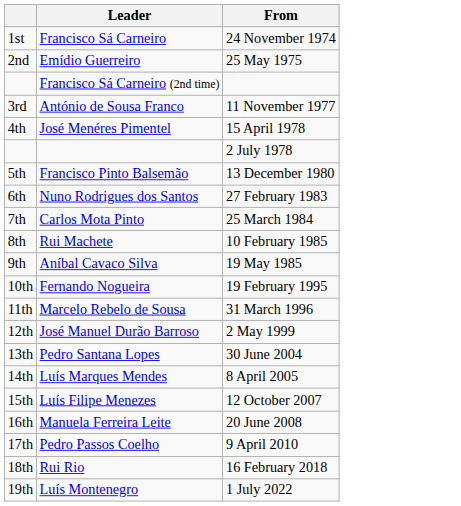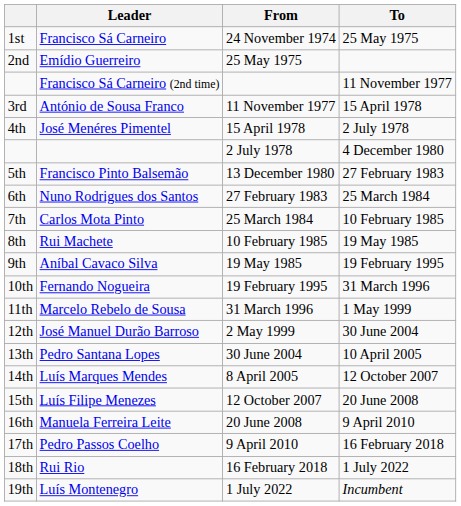+ column: (397, 15)
